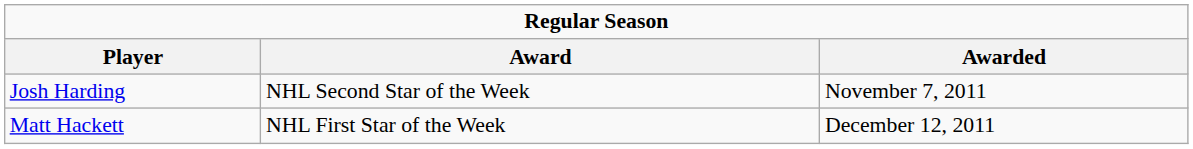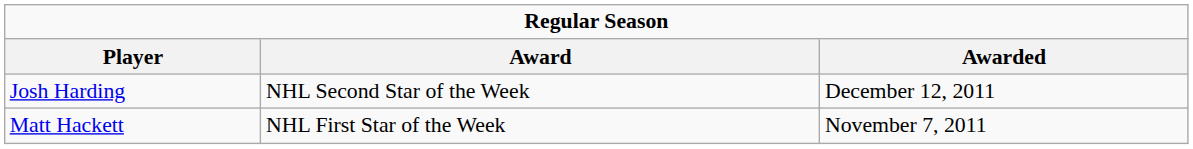(906, 90) November 7, 2011 -> (910, 90) December 12, 2011
(910, 125) December 12, 2011 -> (906, 125) November 7, 2011
